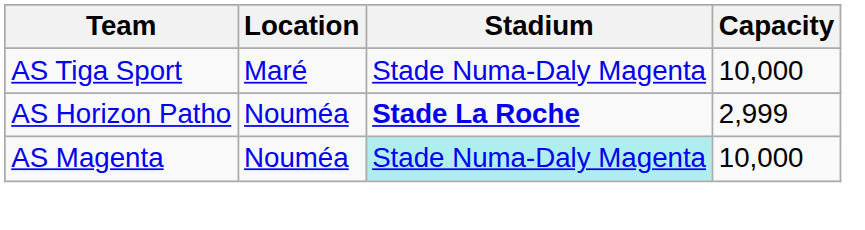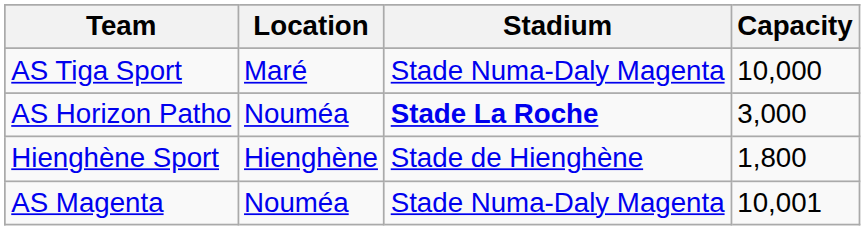(753, 114) 2,999 -> (772, 114) 3,000
+ row: (115, 158)
(539, 158) paleturquoise background -> (558, 202) no background
(761, 158) 10,000 -> (780, 202) 10,001
